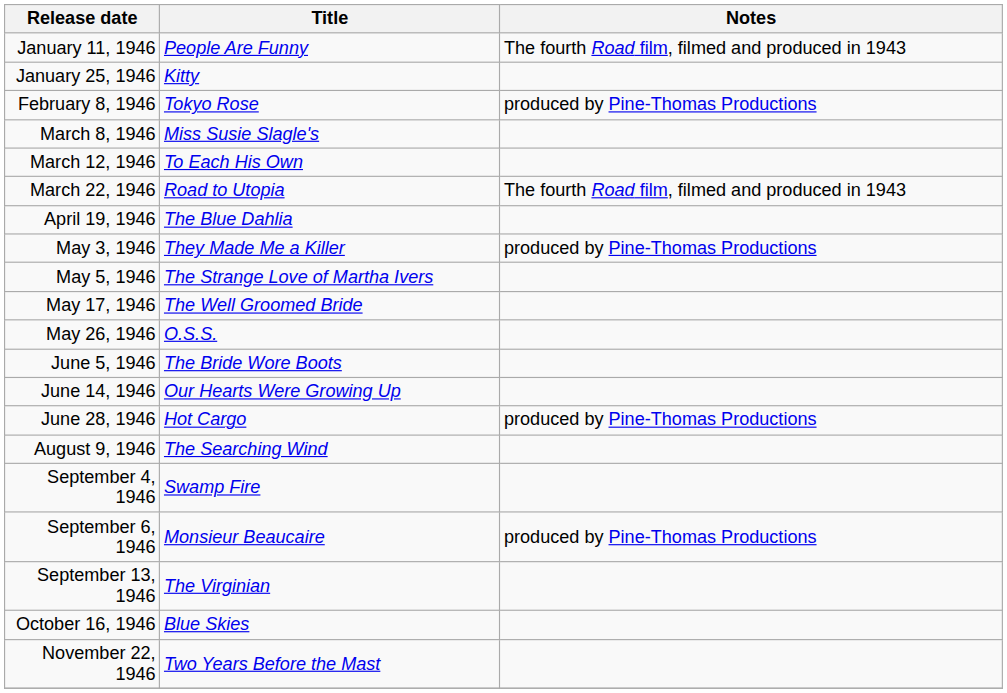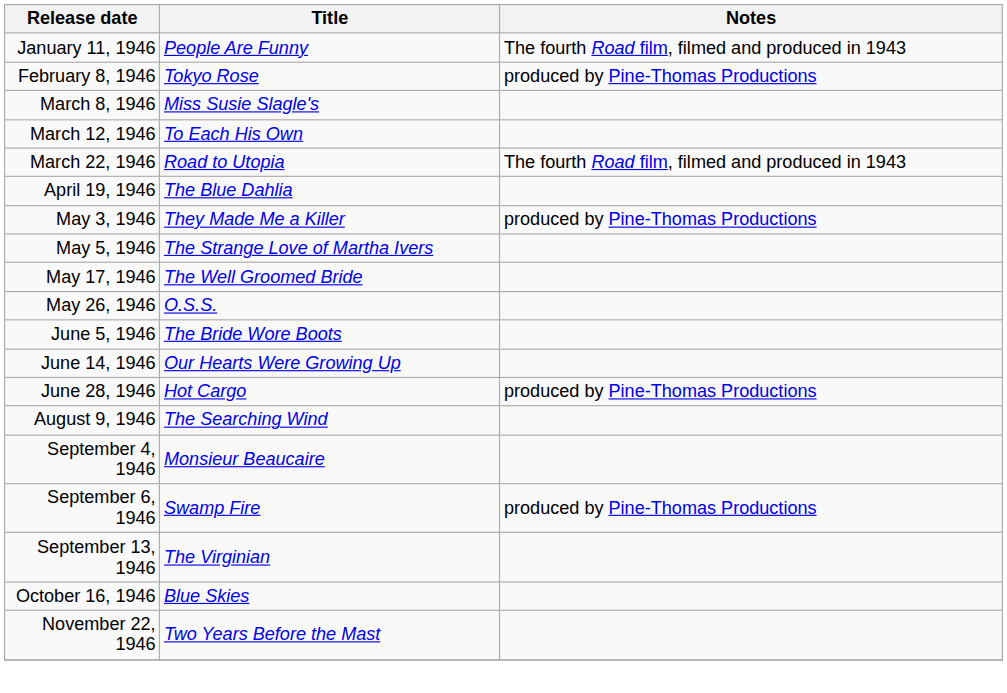- row: (86, 76)
(212, 487) Swamp Fire -> (244, 459) Monsieur Beaucaire
(244, 536) Monsieur Beaucaire -> (212, 508) Swamp Fire
